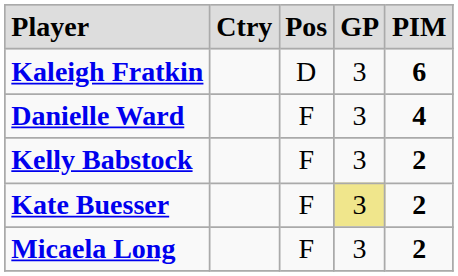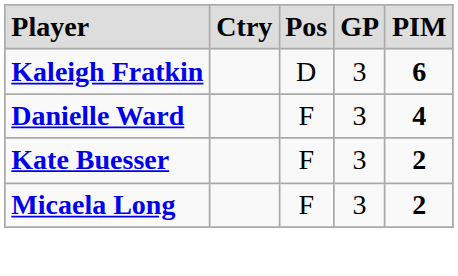- row: (102, 159)
(360, 204) khaki background -> (360, 159) no background
